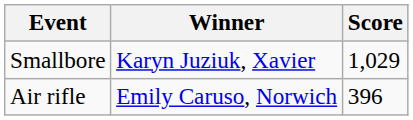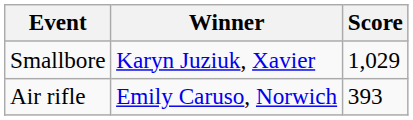(365, 96) 396 -> (365, 96) 393
